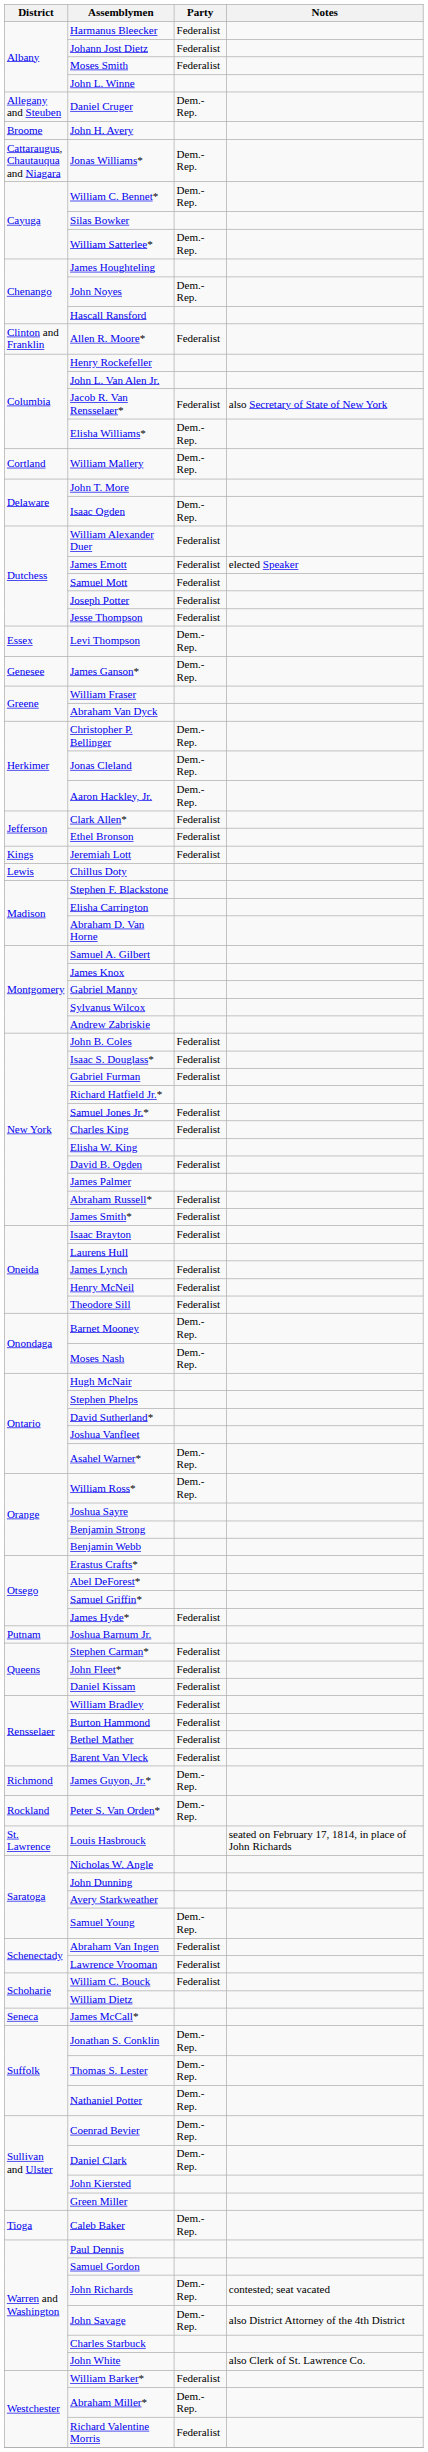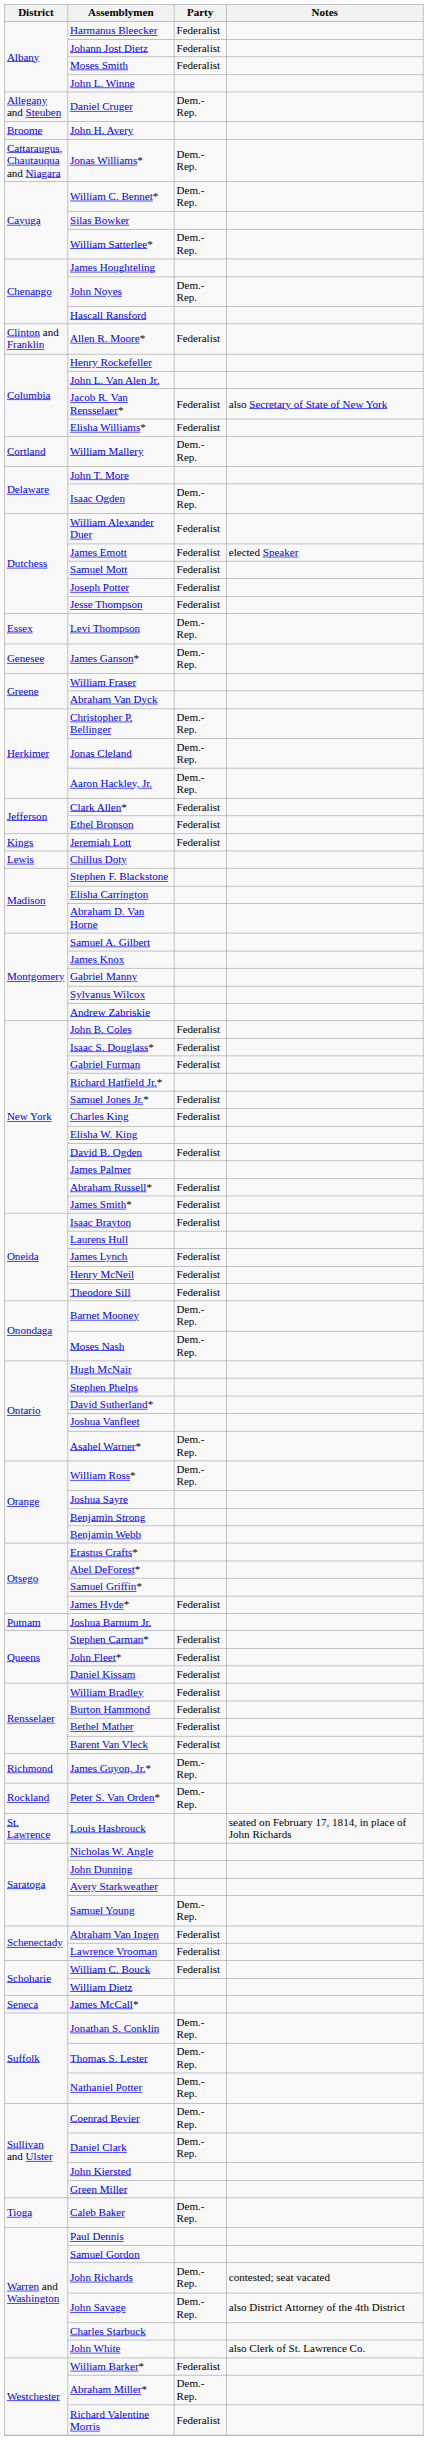(190, 433) Dem.-Rep. -> (198, 427) Federalist
